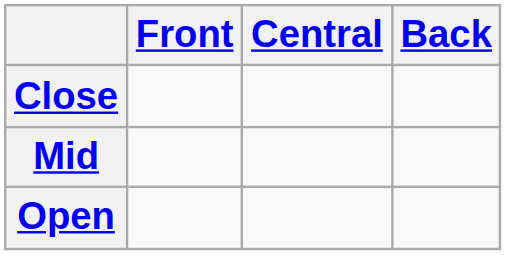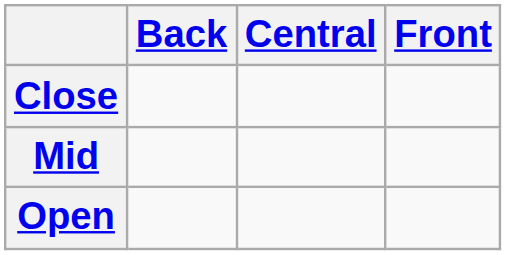columns swapped: (185, 34) <-> (446, 34)
